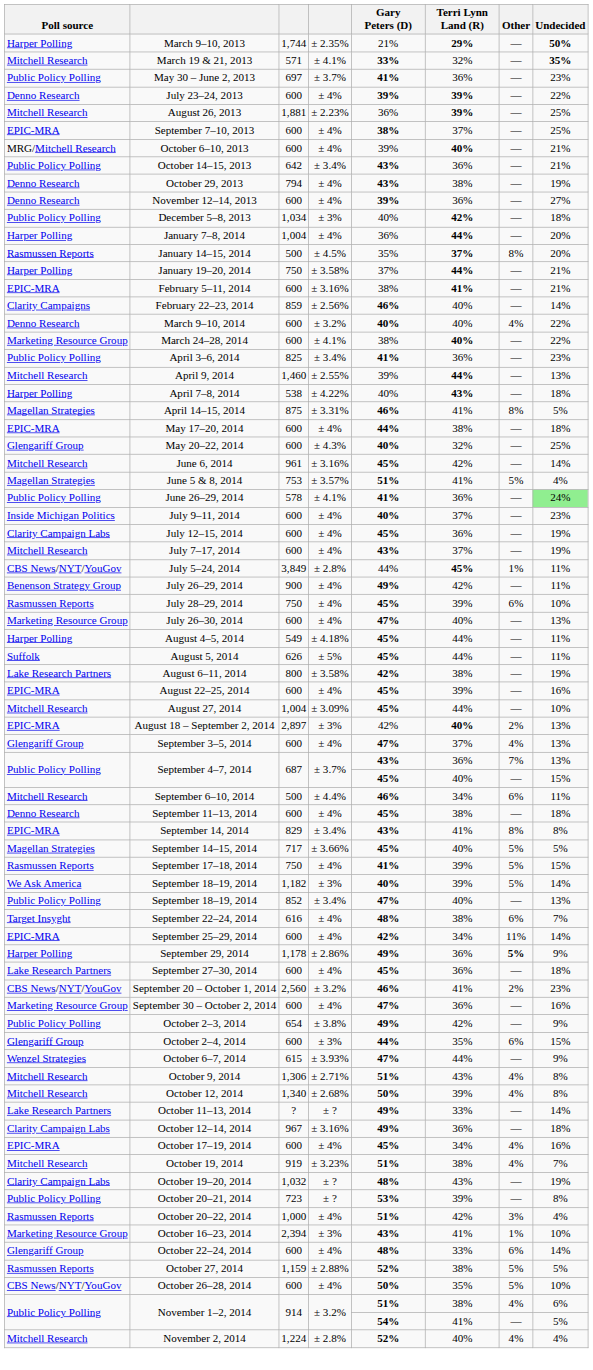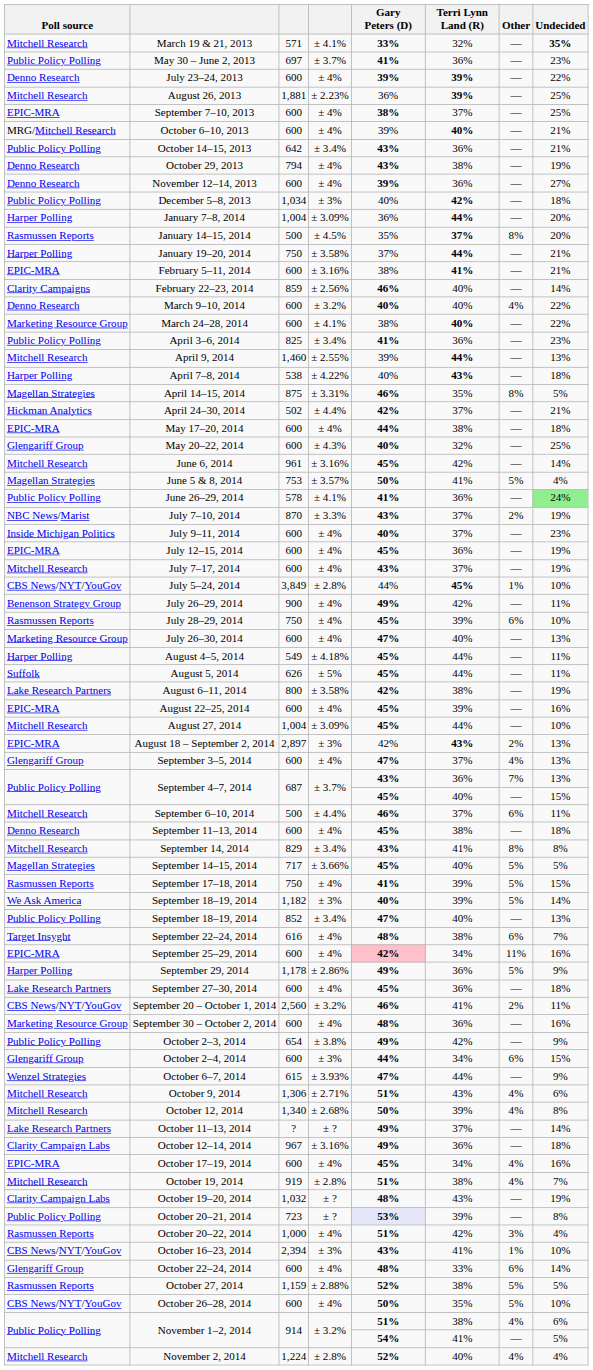- row: (205, 43)
(330, 235) ± 4% -> (330, 218) ± 3.09%
(462, 410) 41% -> (462, 393) 35%
+ row: (205, 410)
(388, 480) 51% -> (388, 480) 50%
+ row: (205, 515)
(58, 533) Clarity Campaign Labs -> (33, 550) EPIC-MRA
(560, 568) 11% -> (560, 585) 10%
(462, 726) 40% -> (462, 743) 43%
(462, 796) 34% -> (462, 813) 37%
(33, 831) EPIC-MRA -> (47, 848) Mitchell Research
(388, 936) no background -> (388, 953) pink background
(560, 936) 14% -> (560, 953) 16%
(516, 953) bold -> (516, 971) normal
(560, 988) 23% -> (560, 1006) 11%
(388, 1006) 47% -> (388, 1023) 48%
(462, 1041) 35% -> (462, 1058) 34%
(560, 1076) 8% -> (560, 1093) 6%
(462, 1111) 33% -> (462, 1128) 37%
(330, 1163) ± 3.23% -> (330, 1181) ± 2.8%
(388, 1198) no background -> (388, 1216) lavender background
(67, 1233) Marketing Resource Group -> (64, 1251) CBS News/NYT/YouGov
